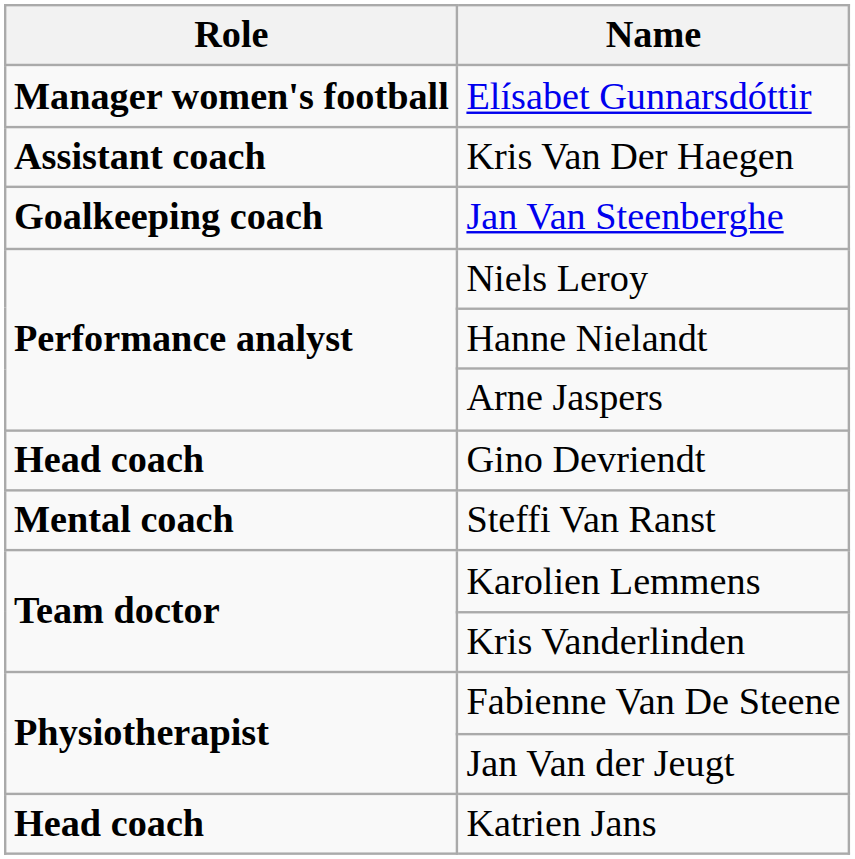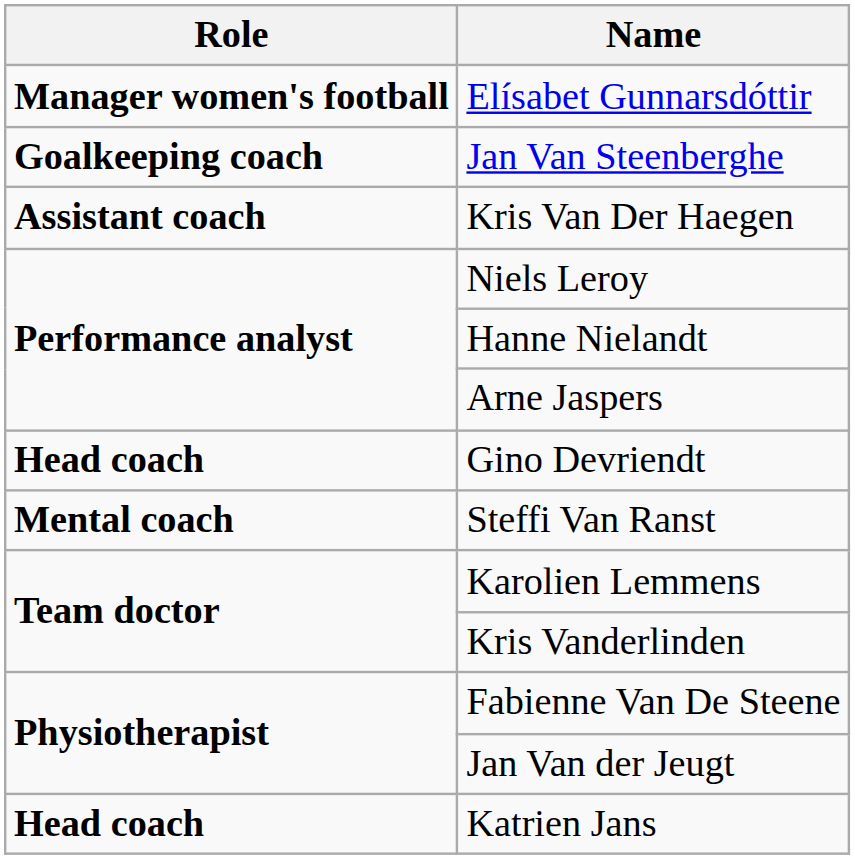rows swapped: (630, 156) <-> (625, 216)
